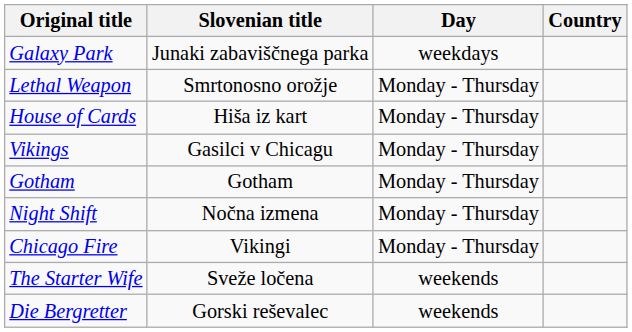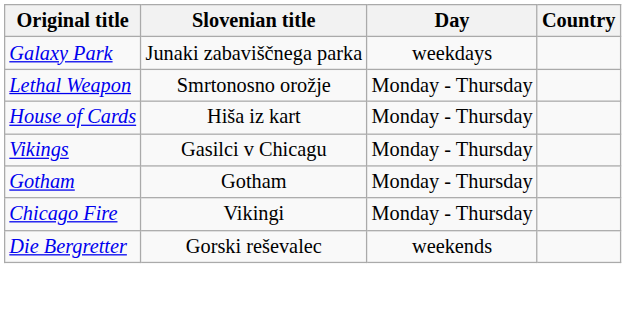- row: (53, 213)
- row: (76, 278)
